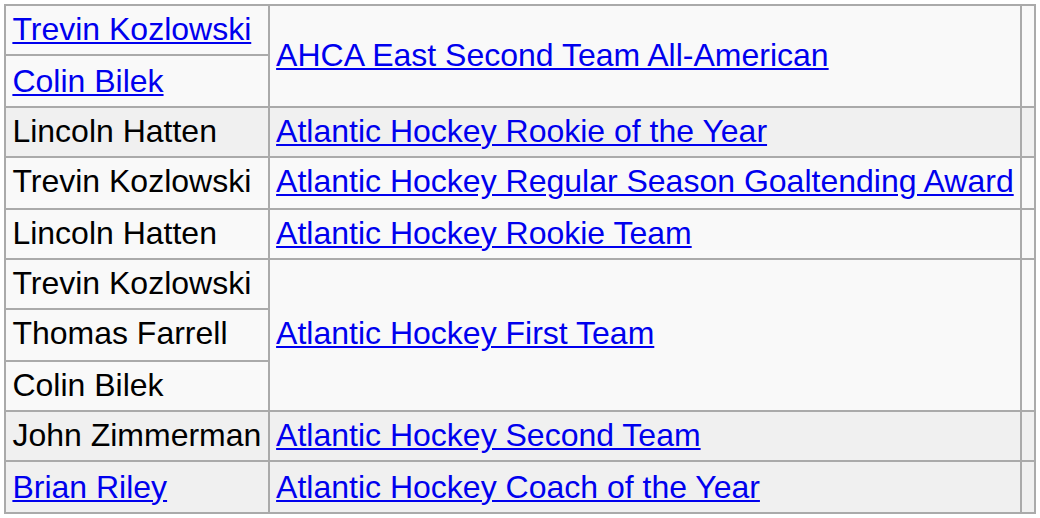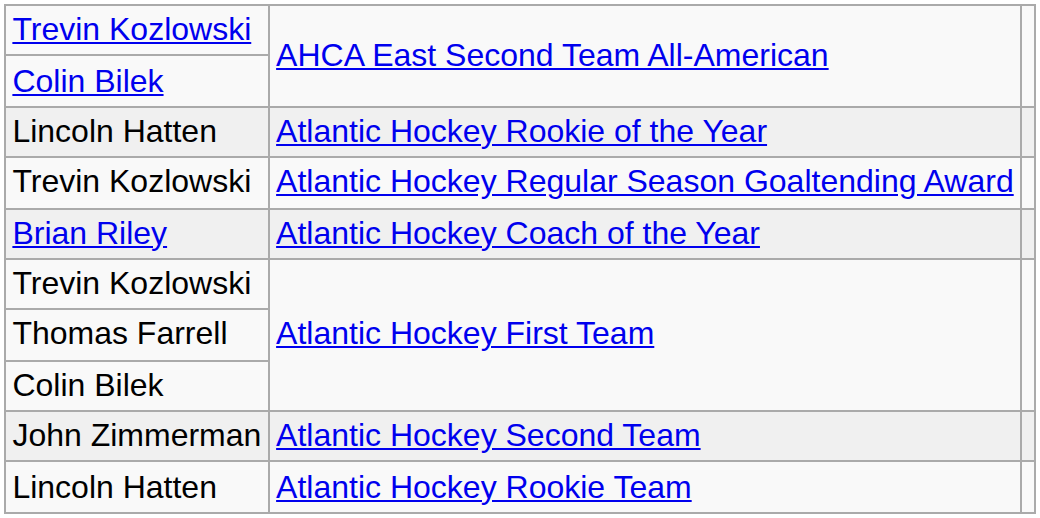rows swapped: (90, 486) <-> (115, 232)
